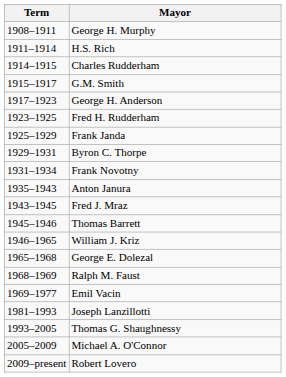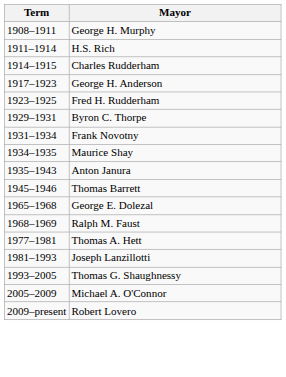- row: (98, 83)
- row: (98, 135)
+ row: (102, 153)
- row: (100, 205)
- row: (105, 240)
- row: (96, 293)
+ row: (107, 240)
